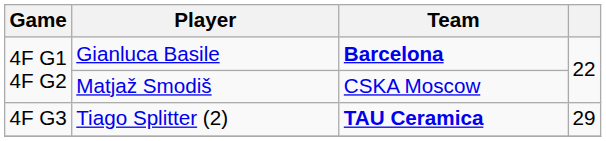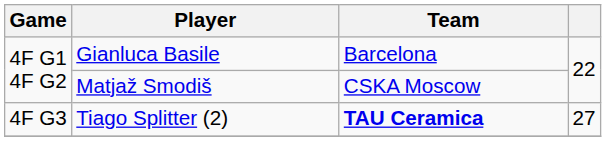(394, 53) bold -> (390, 53) normal
(584, 119) 29 -> (584, 119) 27
